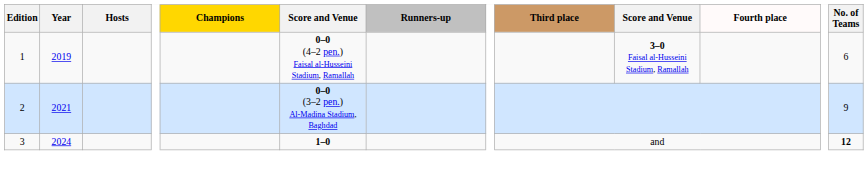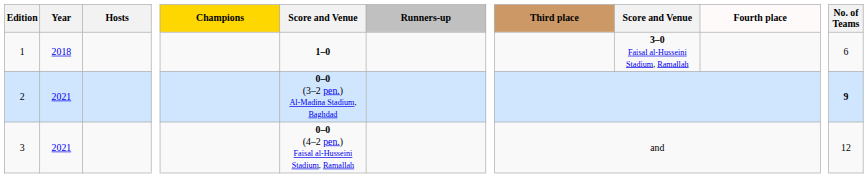(61, 58) 2019 -> (61, 52) 2018
(323, 58) 0–0 (4–2 pen.) Faisal al-Husseini Stadium, Ramallah -> (323, 52) 1–0
(846, 108) normal -> (846, 97) bold
(61, 142) 2024 -> (61, 148) 2021
(323, 142) 1–0 -> (323, 148) 0–0 (4–2 pen.) Faisal al-Husseini Stadium, Ramallah
(846, 142) bold -> (846, 148) normal
